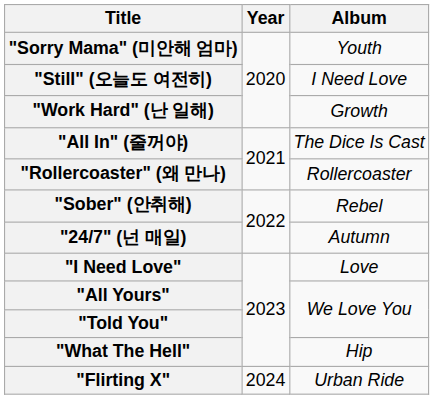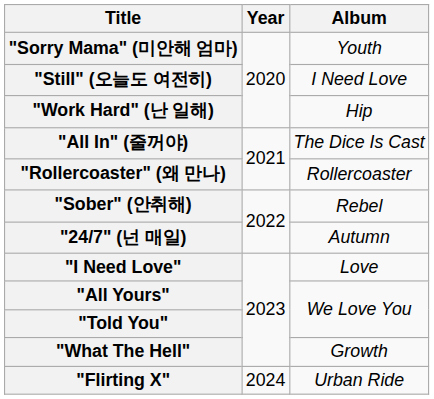(359, 111) Growth -> (359, 111) Hip
(359, 351) Hip -> (359, 351) Growth
